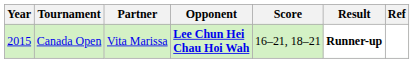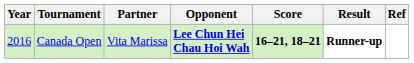(19, 41) 2015 -> (19, 41) 2016
(288, 41) normal -> (288, 41) bold
